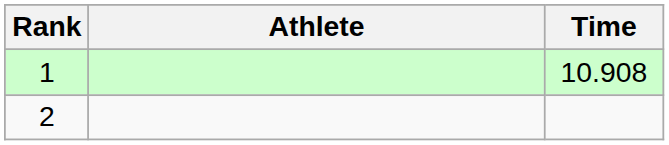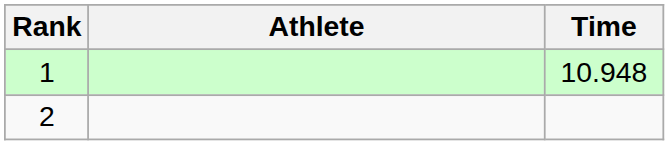(604, 71) 10.908 -> (604, 71) 10.948
